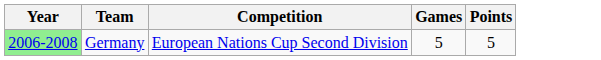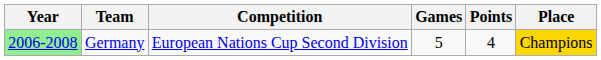+ column: (556, 17)
(491, 42) 5 -> (491, 42) 4
